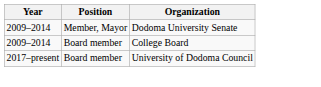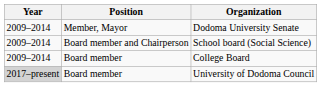+ row: (252, 43)
(33, 58) no background -> (33, 74) lightgrey background
